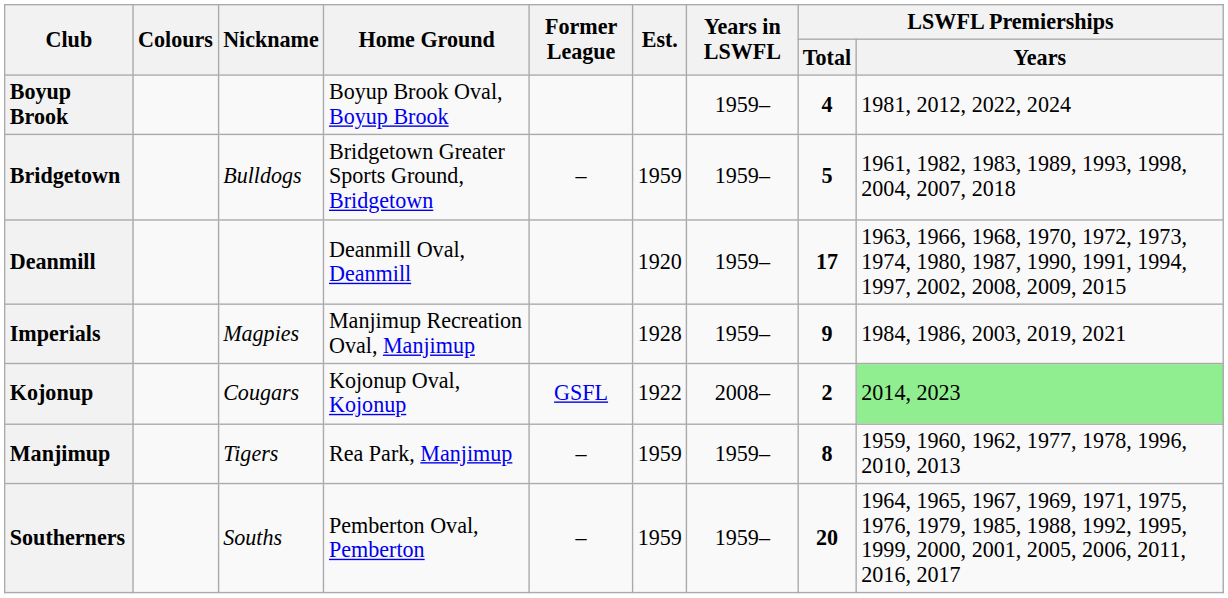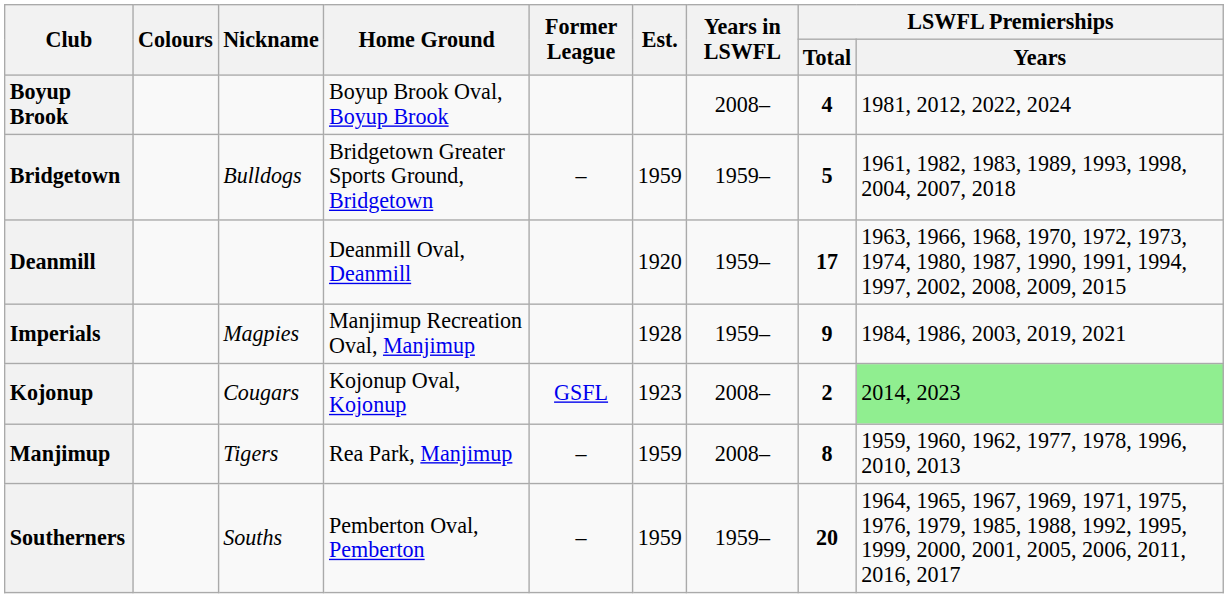(742, 104) 1959– -> (742, 104) 2008–
(660, 393) 1922 -> (660, 393) 1923
(742, 453) 1959– -> (742, 453) 2008–
